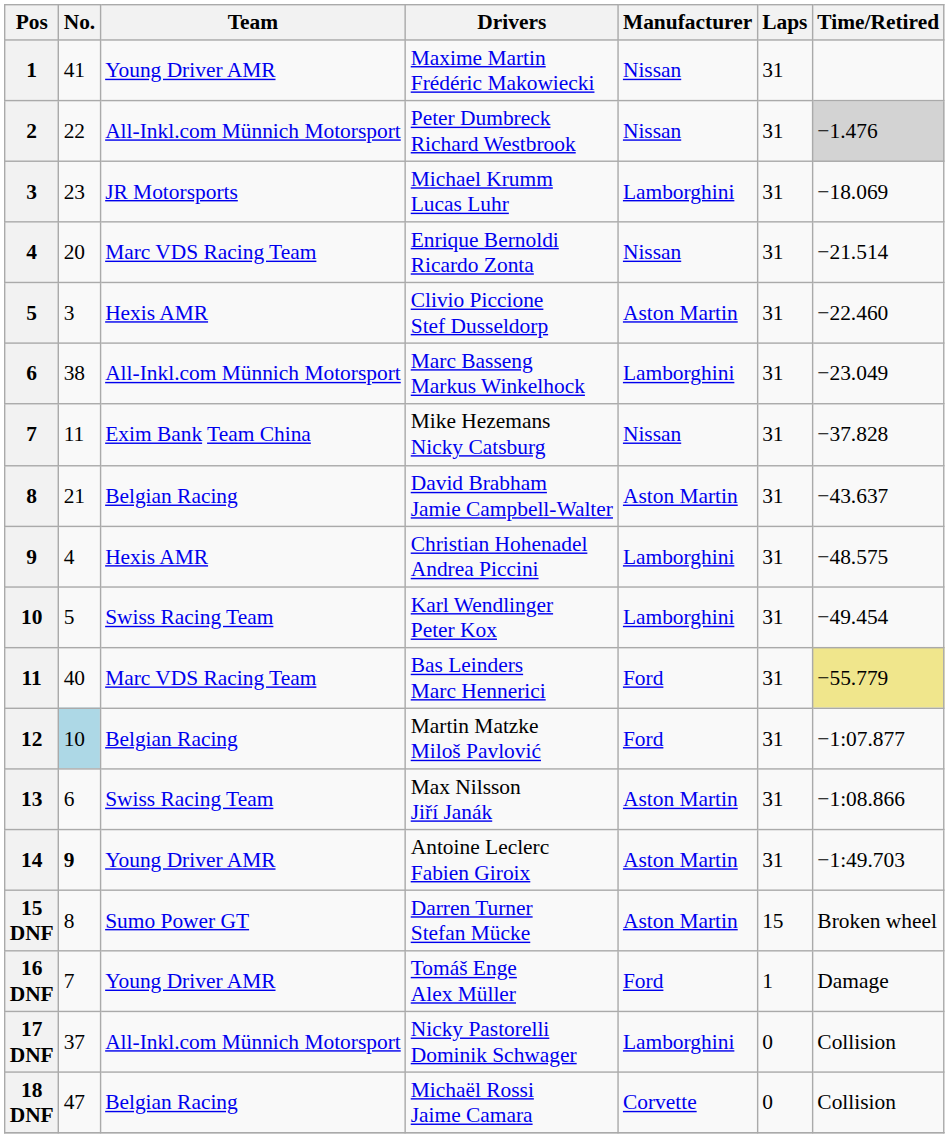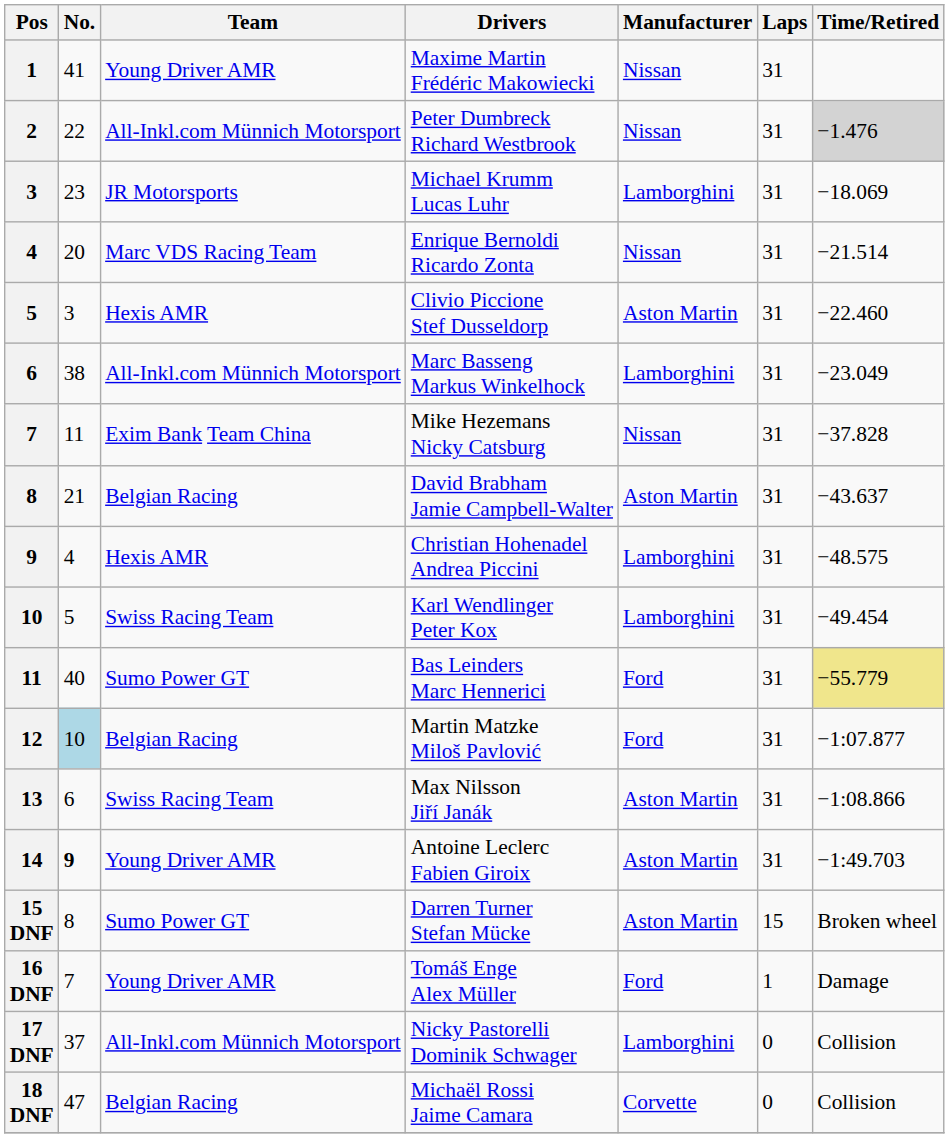(211, 677) Marc VDS Racing Team -> (177, 677) Sumo Power GT
